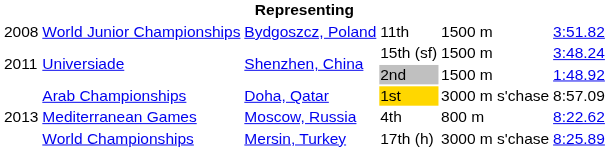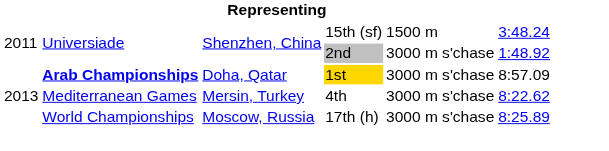- row: (395, 31)
(467, 74) 1500 m -> (440, 53) 3000 m s'chase
(114, 96) normal -> (120, 74) bold
(300, 117) Moscow, Russia -> (253, 96) Mersin, Turkey
(463, 117) 800 m -> (440, 96) 3000 m s'chase
(295, 138) Mersin, Turkey -> (258, 117) Moscow, Russia
